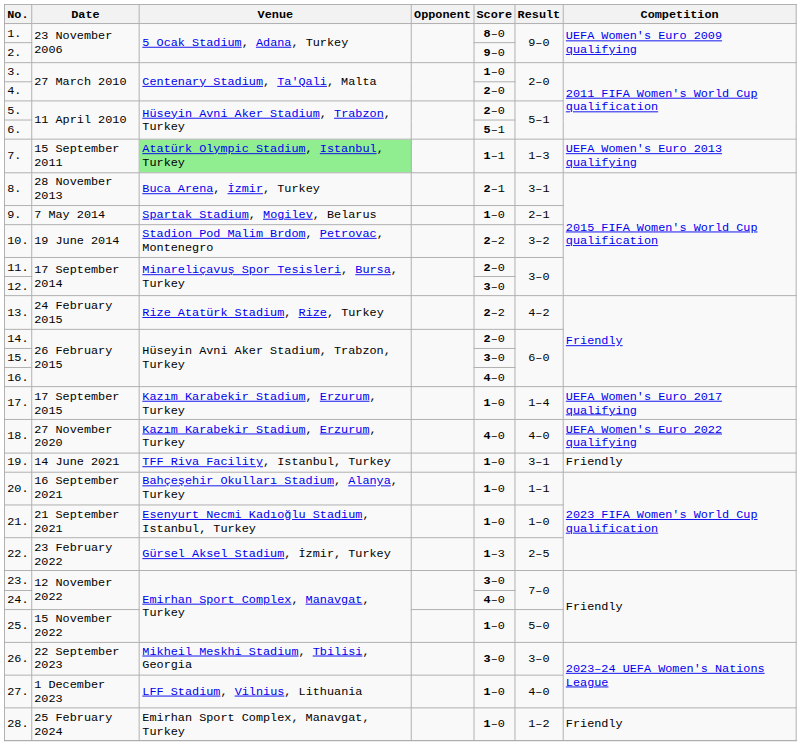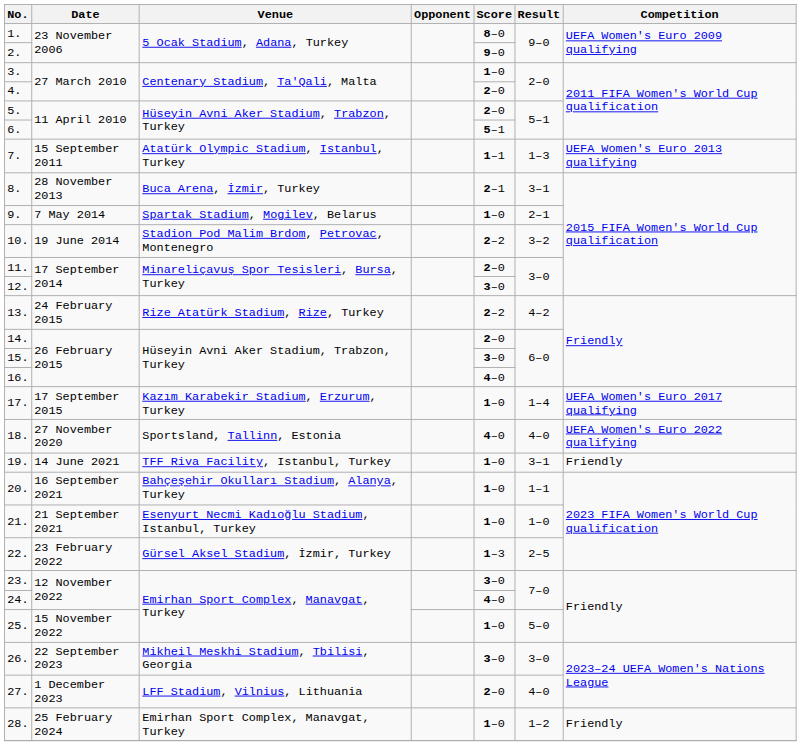(263, 156) lightgreen background -> (263, 156) no background
(259, 436) Kazım Karabekir Stadium, Erzurum, Turkey -> (242, 436) Sportsland, Tallinn, Estonia
(494, 692) 1–0 -> (494, 692) 2–0
